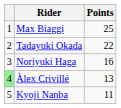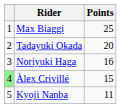(109, 46) 22 -> (109, 46) 20
(109, 79) 13 -> (109, 79) 15
